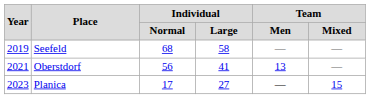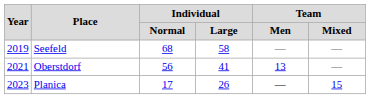(224, 84) 27 -> (224, 84) 26
